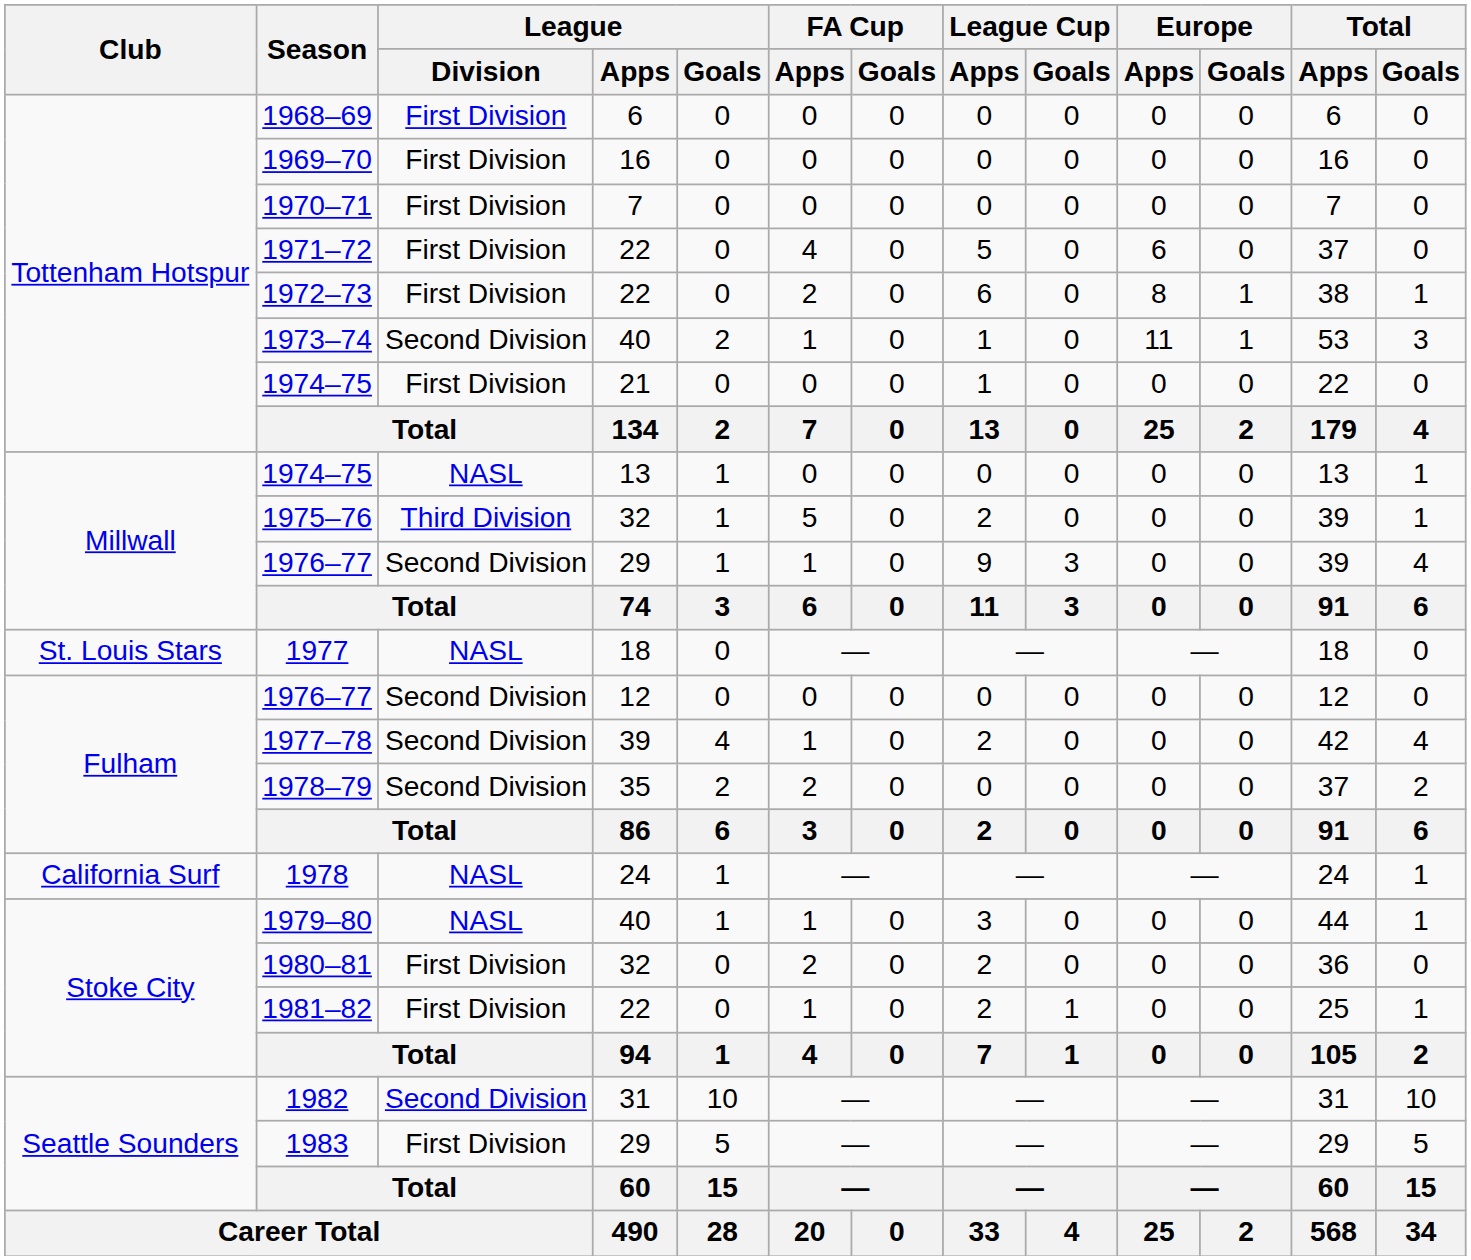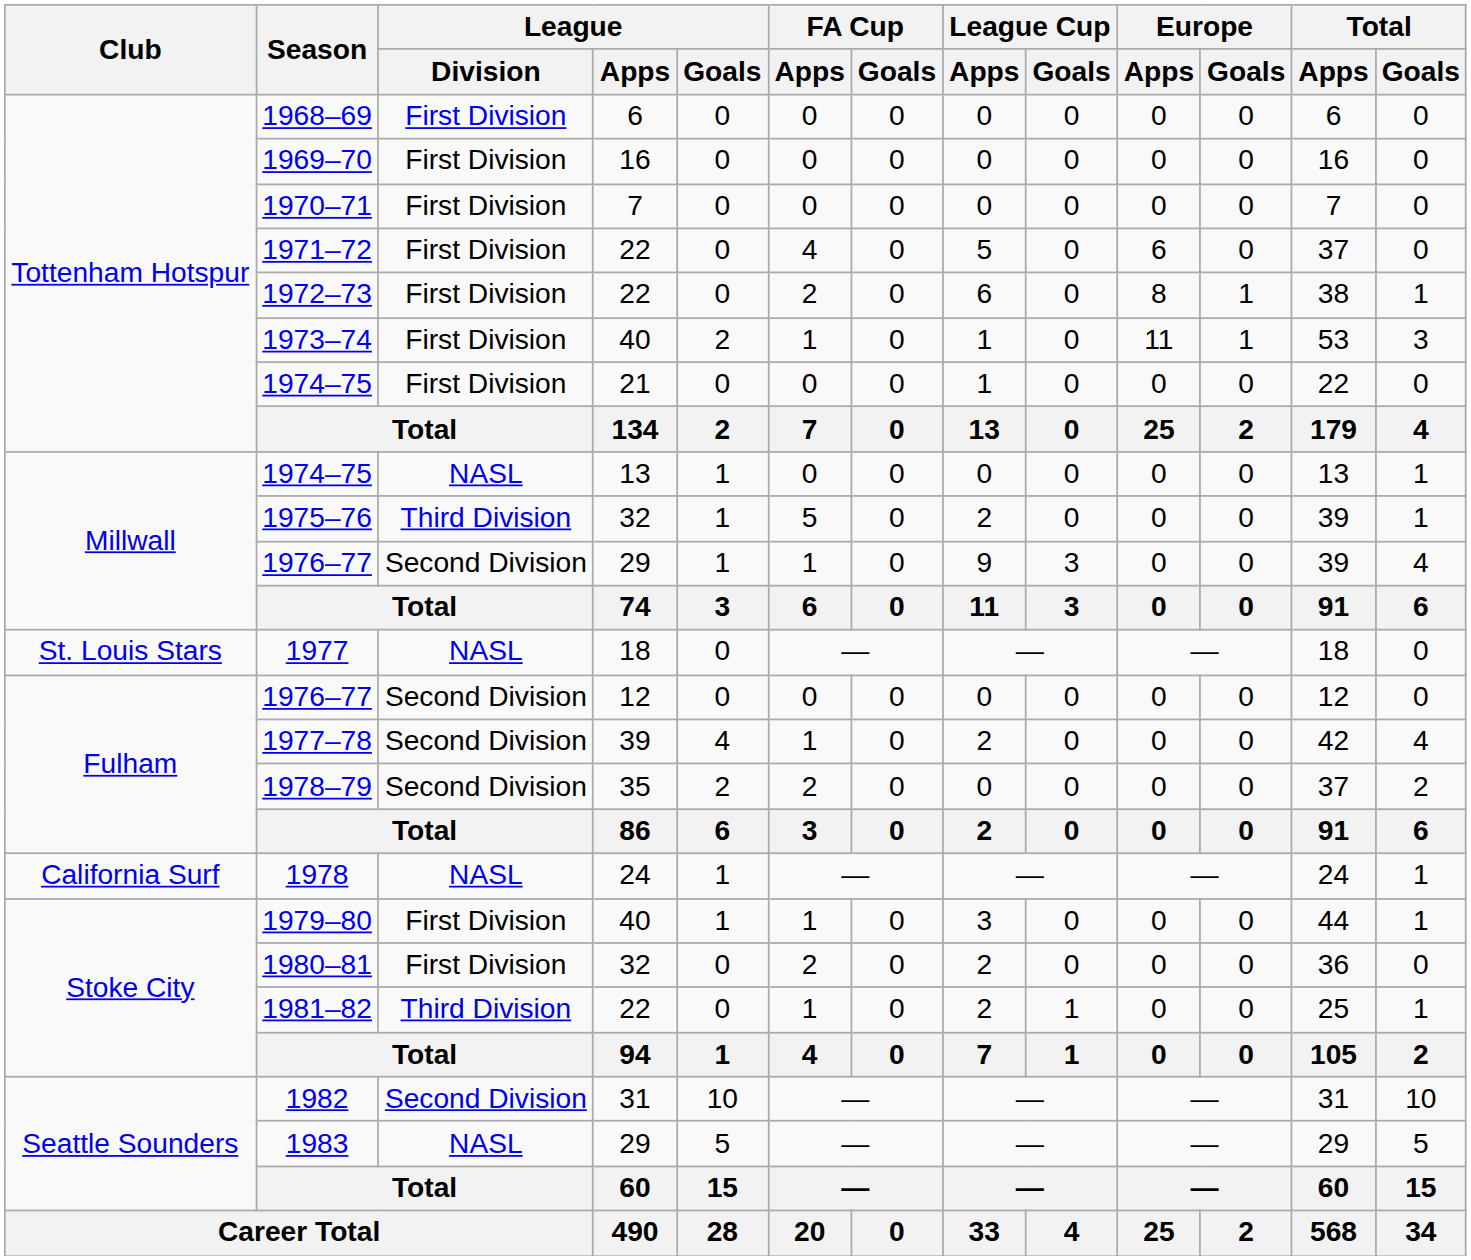(486, 339) Second Division -> (486, 339) First Division
(486, 920) NASL -> (486, 920) First Division
(486, 1009) First Division -> (486, 1009) Third Division
(486, 1143) First Division -> (486, 1143) NASL
